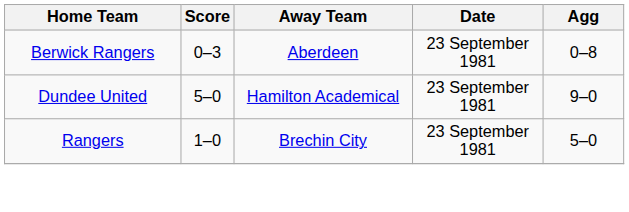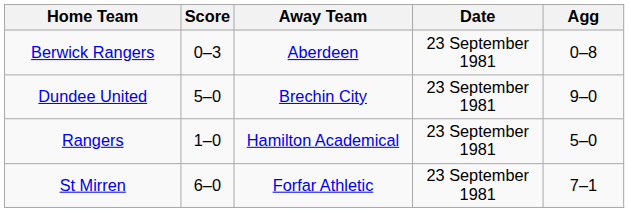(323, 96) Hamilton Academical -> (323, 96) Brechin City
(323, 140) Brechin City -> (323, 140) Hamilton Academical
+ row: (93, 185)
